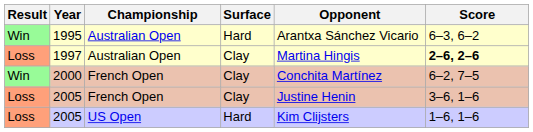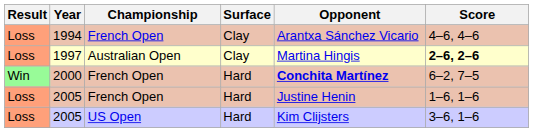+ row: (67, 35)
- row: (67, 35)
(236, 76) Clay -> (237, 76) Hard
(329, 76) normal -> (333, 76) bold
(236, 96) Clay -> (237, 96) Hard
(454, 96) 3–6, 1–6 -> (454, 96) 1–6, 1–6
(454, 117) 1–6, 1–6 -> (454, 117) 3–6, 1–6
